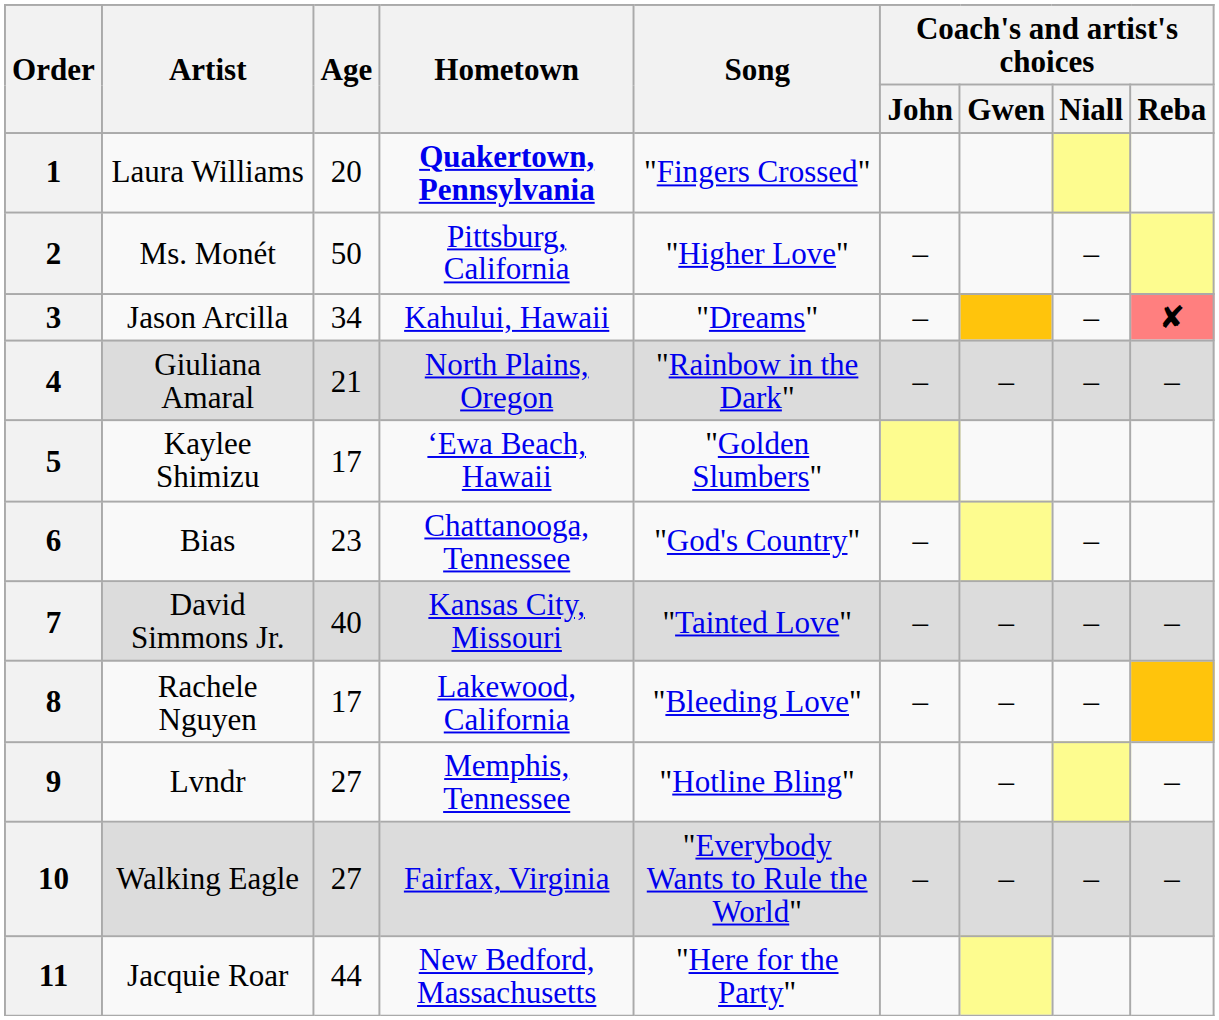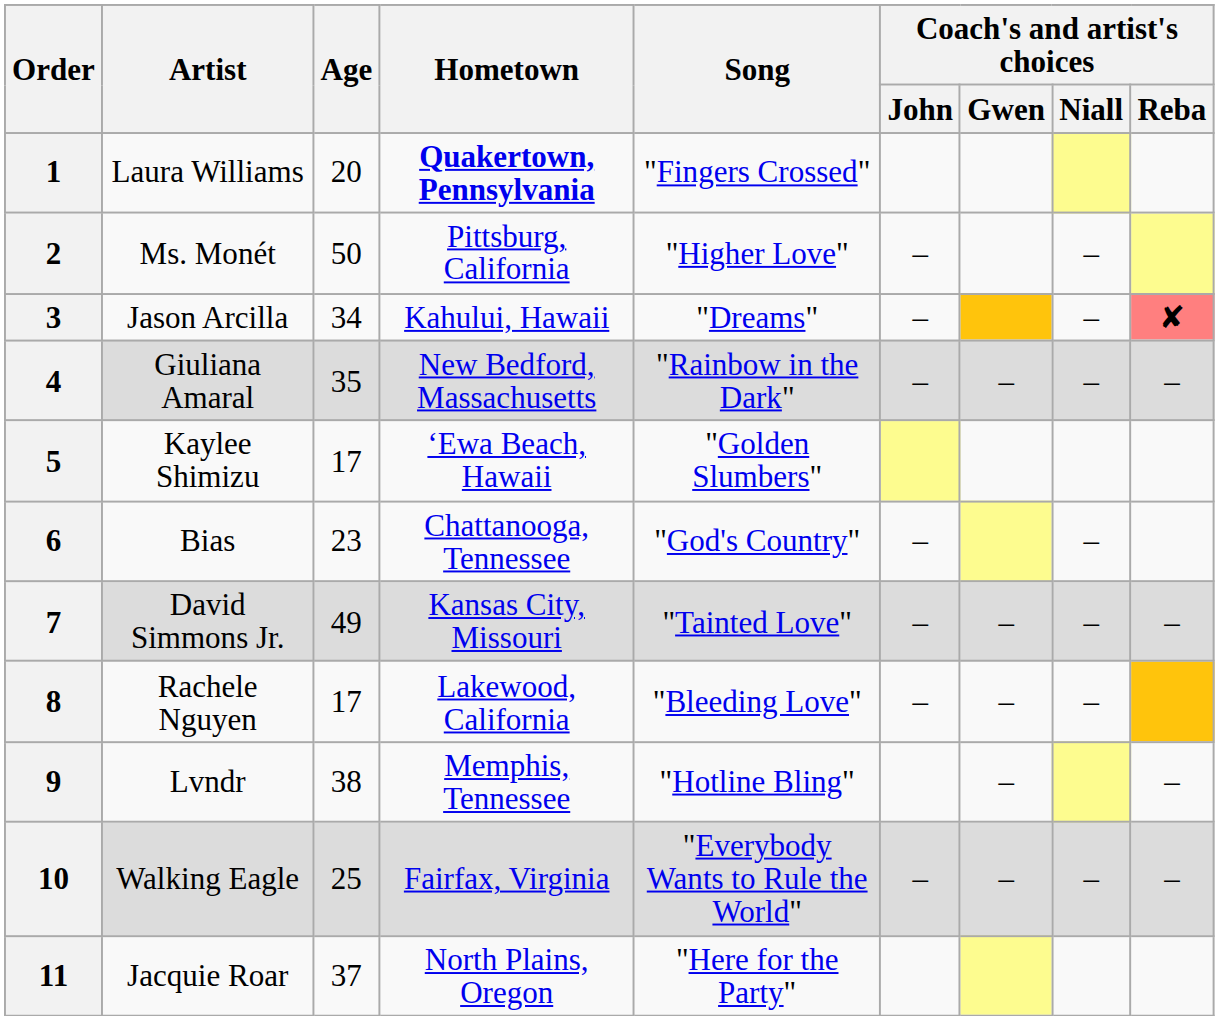(346, 380) 21 -> (346, 380) 35
(507, 380) North Plains, Oregon -> (507, 380) New Bedford, Massachusetts
(346, 621) 40 -> (346, 621) 49
(346, 782) 27 -> (346, 782) 38
(346, 879) 27 -> (346, 879) 25
(346, 975) 44 -> (346, 975) 37
(507, 975) New Bedford, Massachusetts -> (507, 975) North Plains, Oregon
